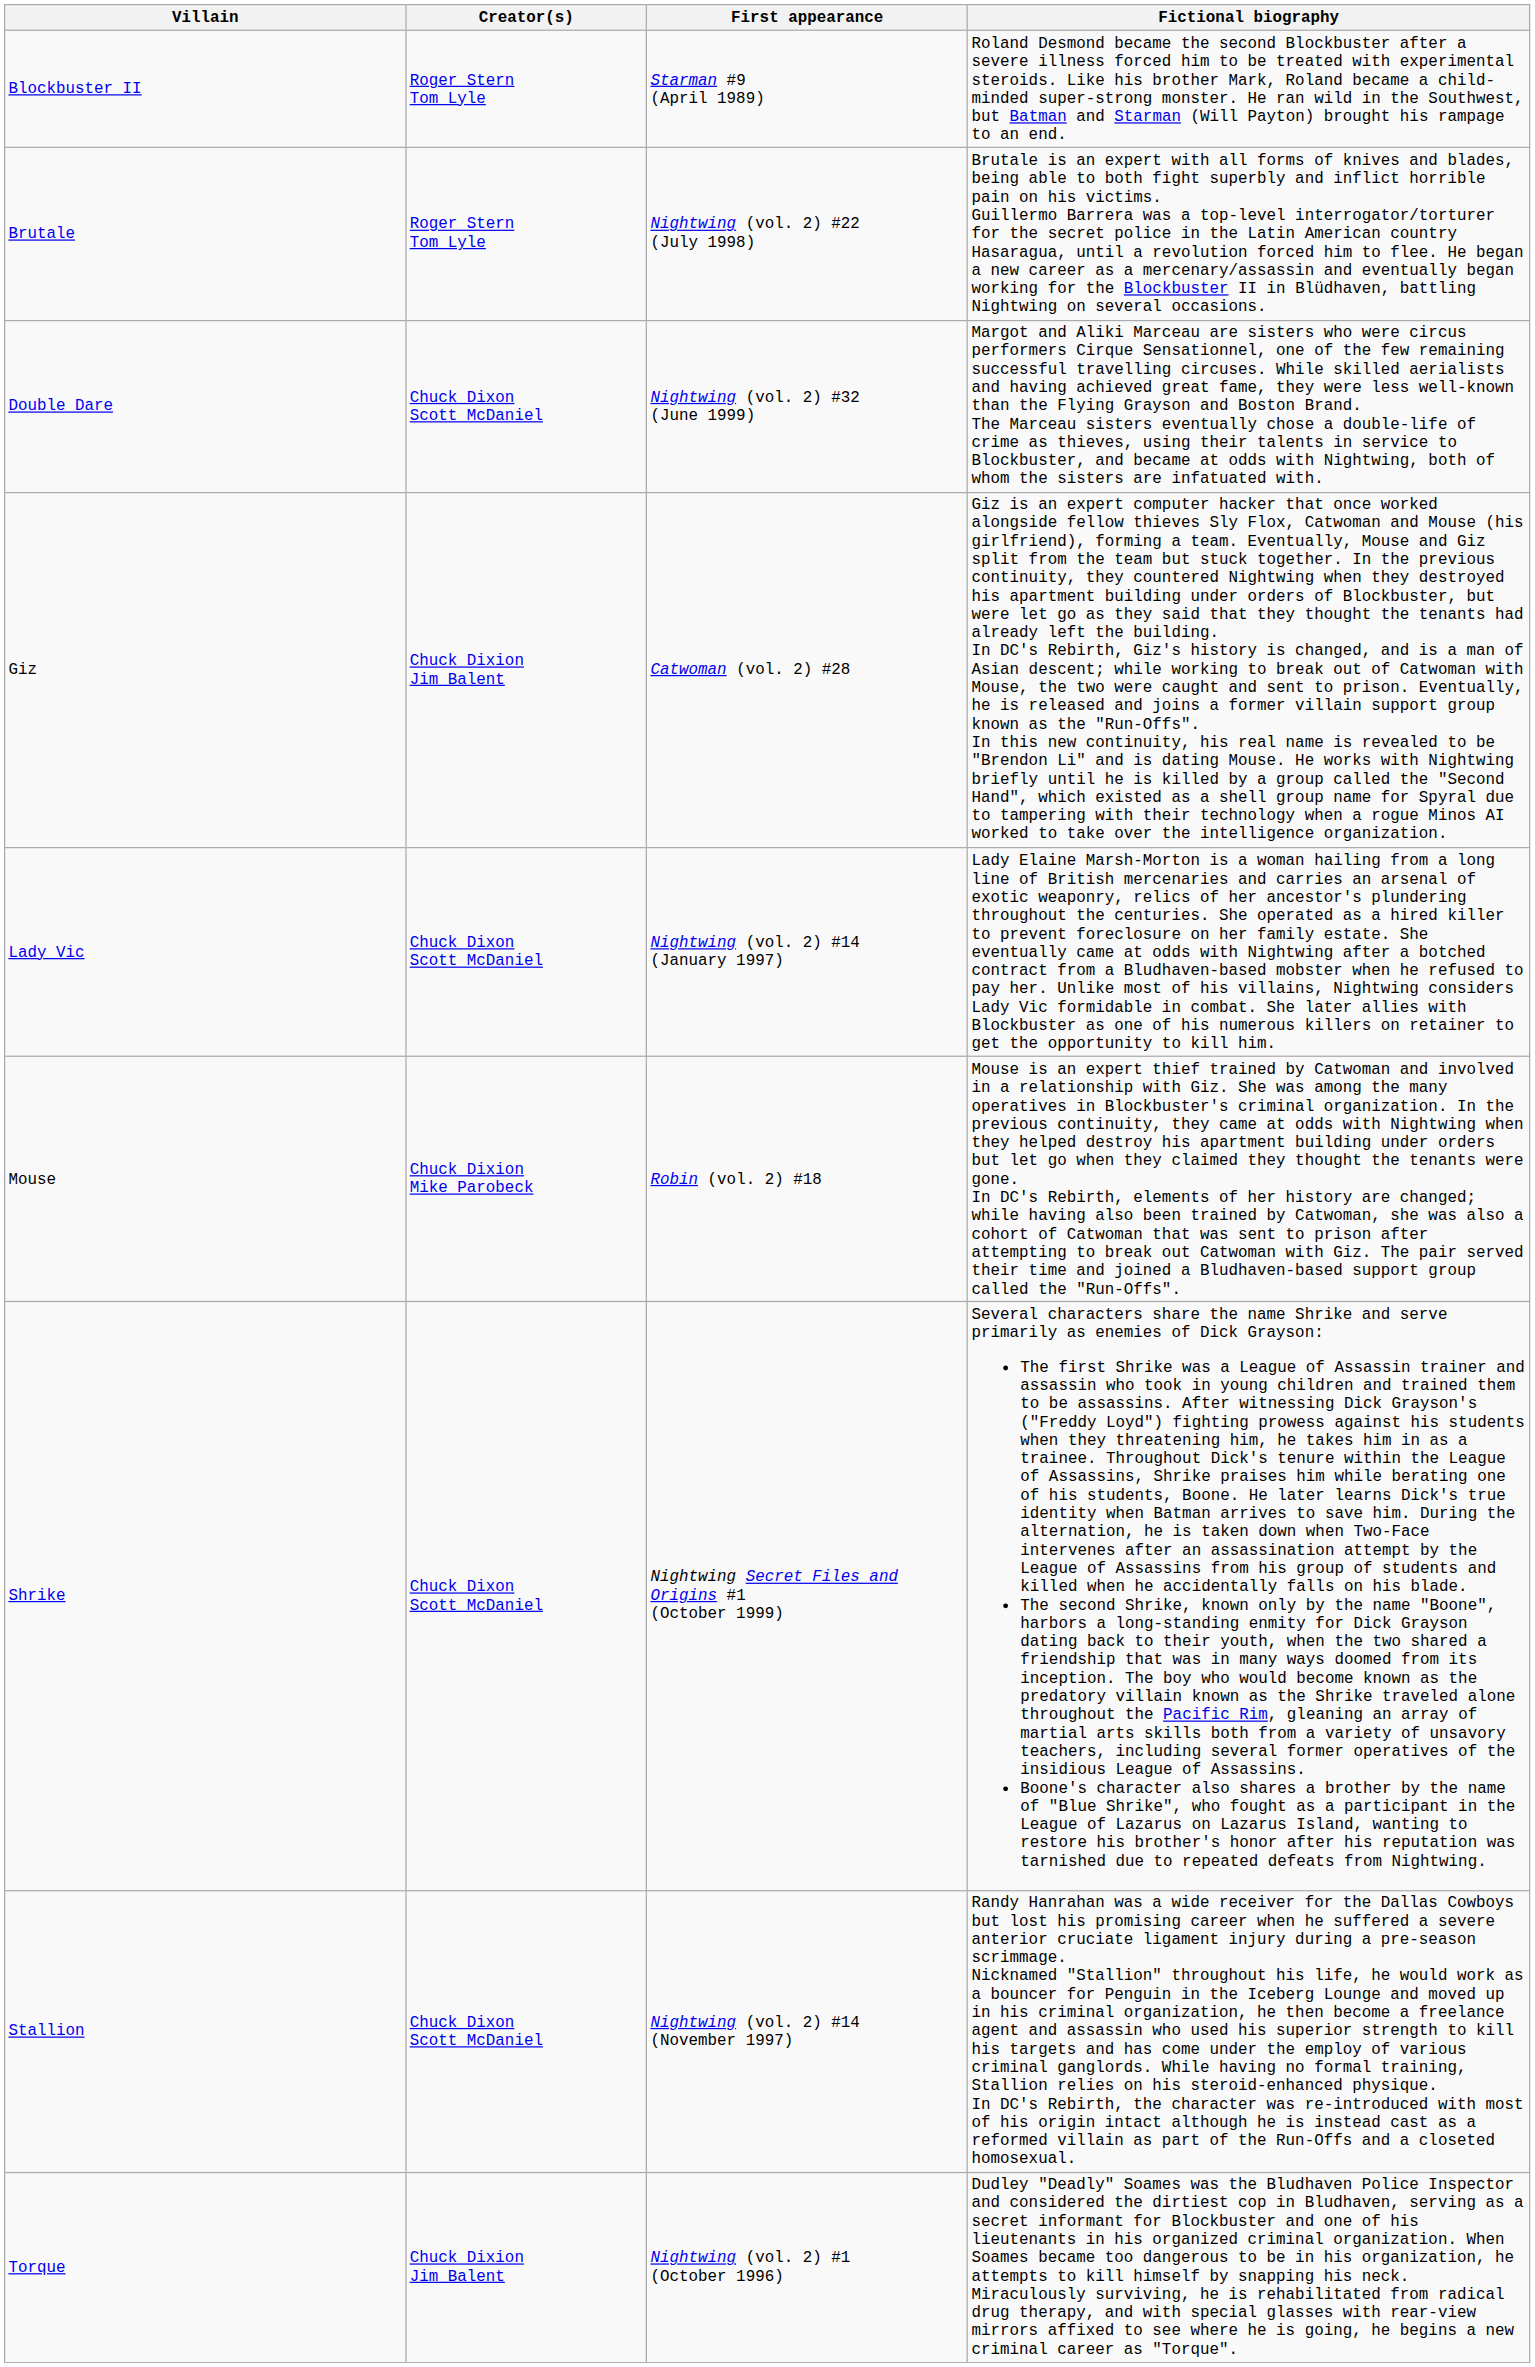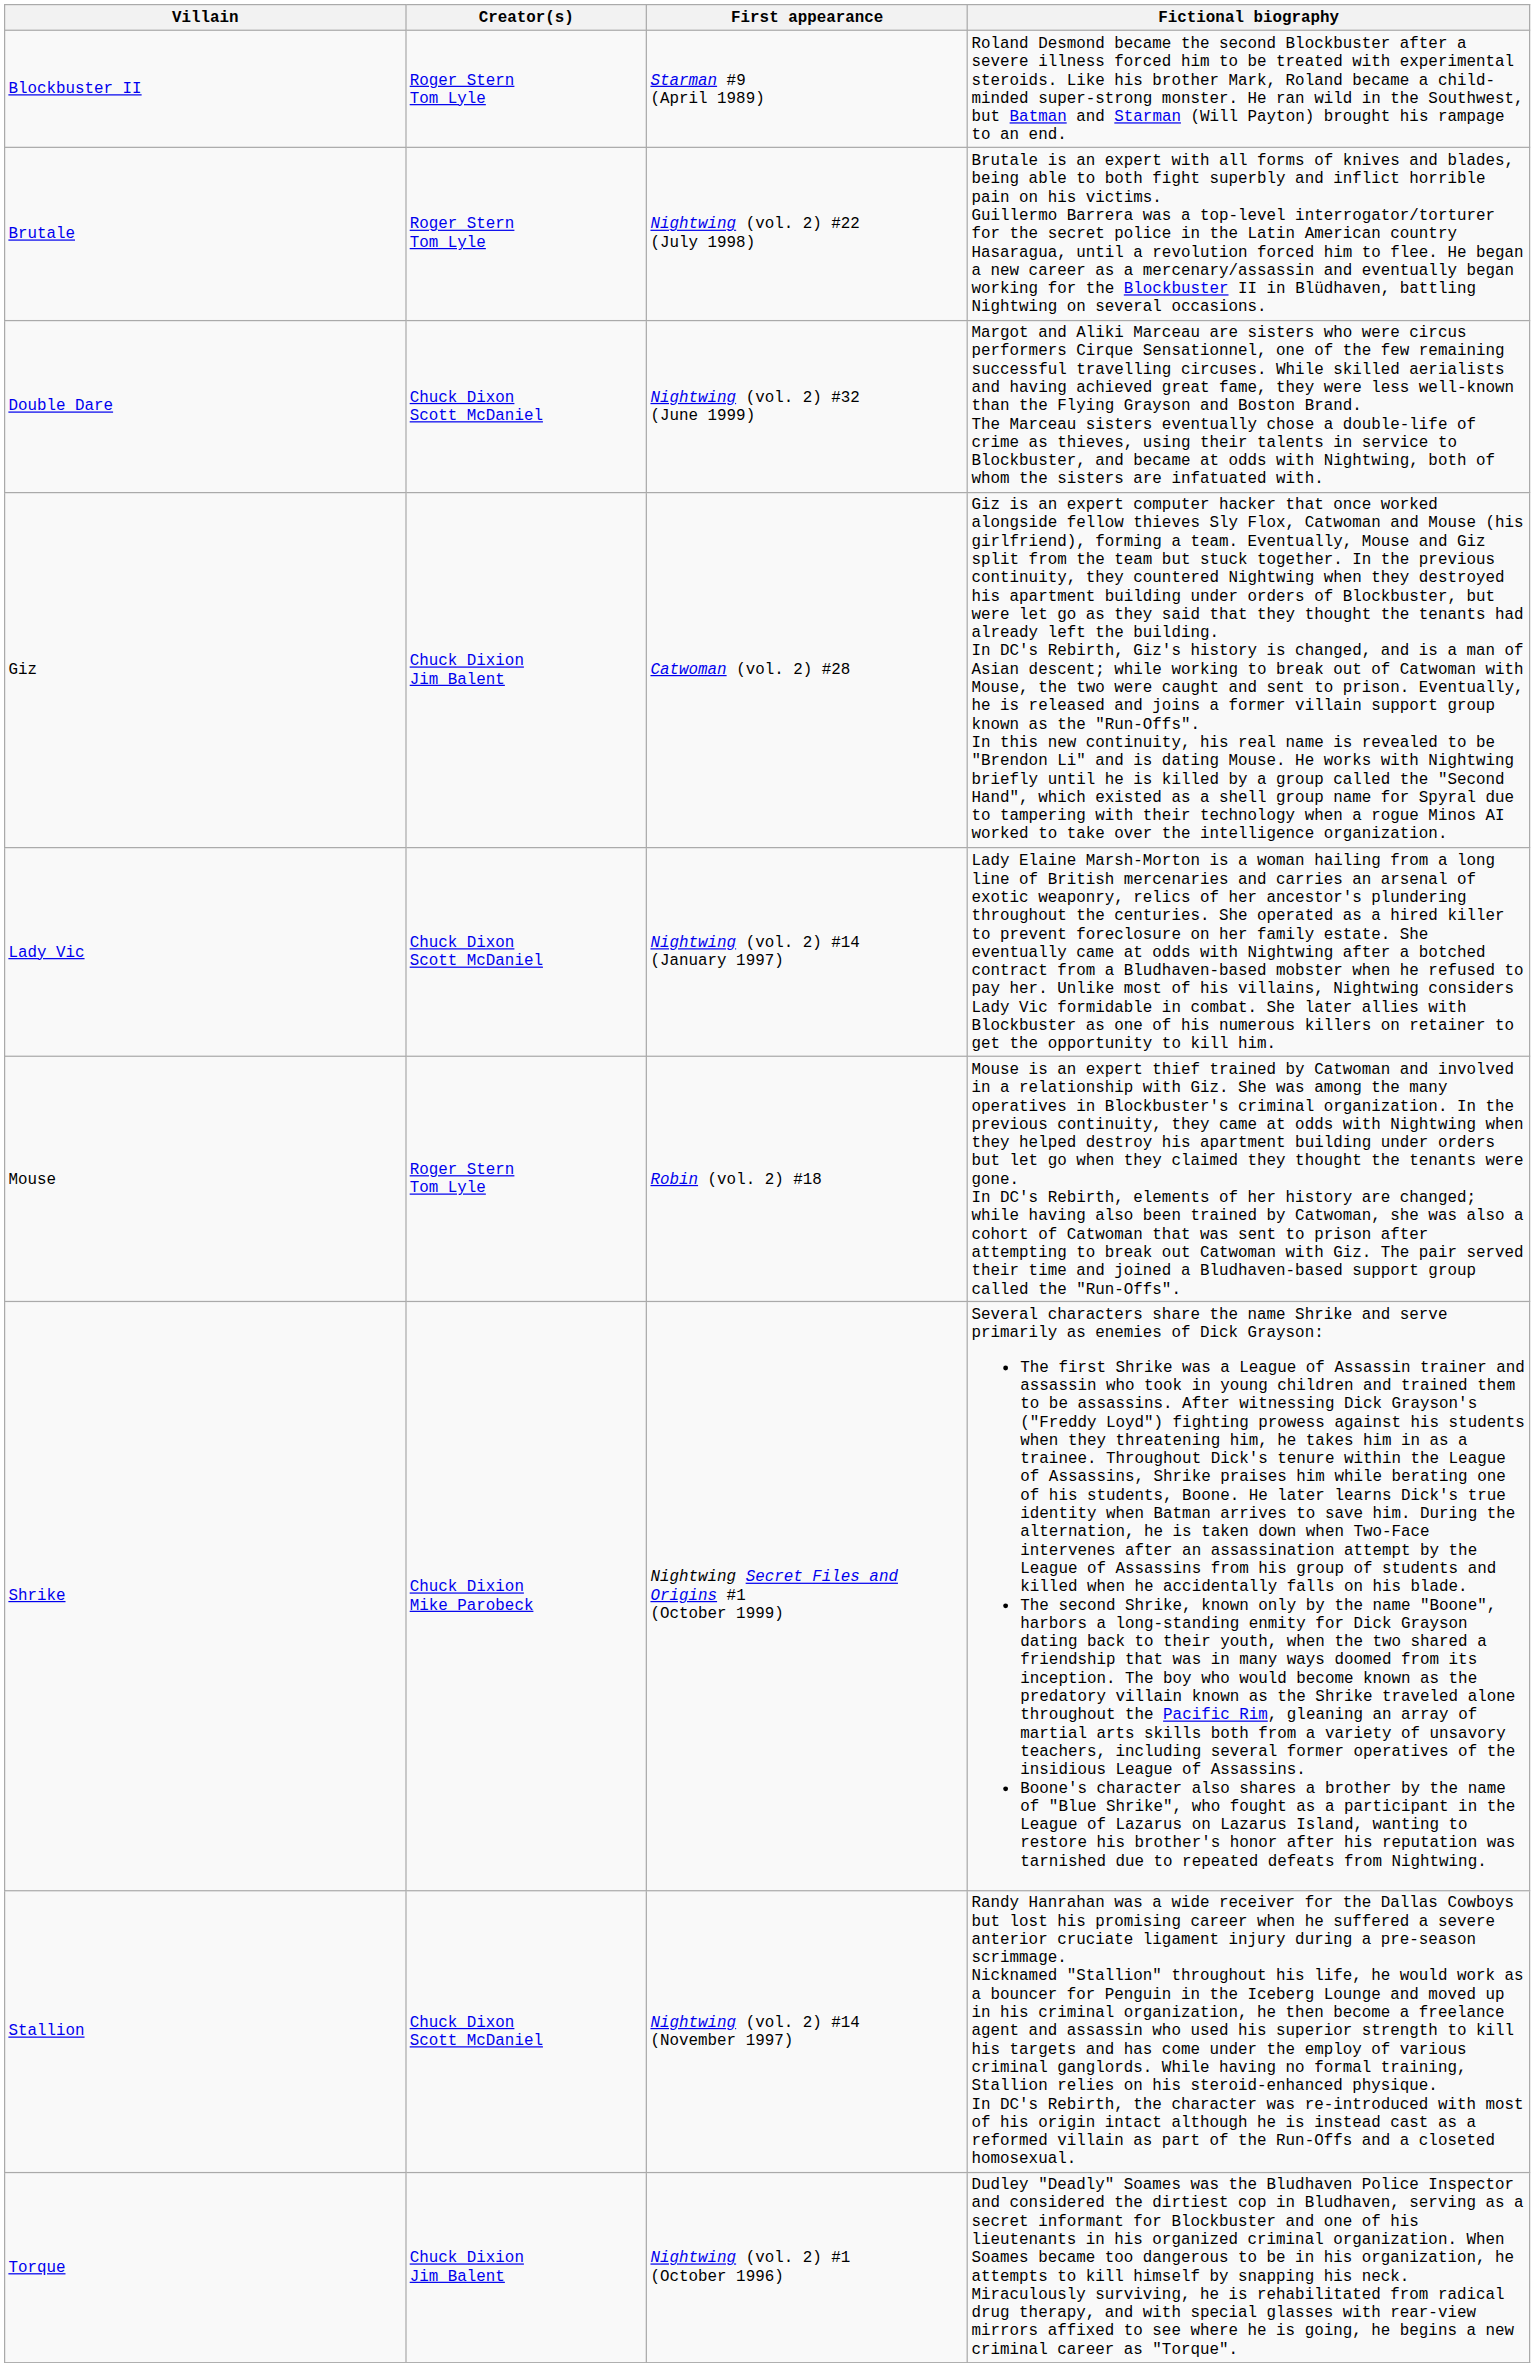(472, 1179) Chuck Dixion Mike Parobeck -> (462, 1179) Roger Stern Tom Lyle
(476, 1596) Chuck Dixon Scott McDaniel -> (472, 1596) Chuck Dixion Mike Parobeck
